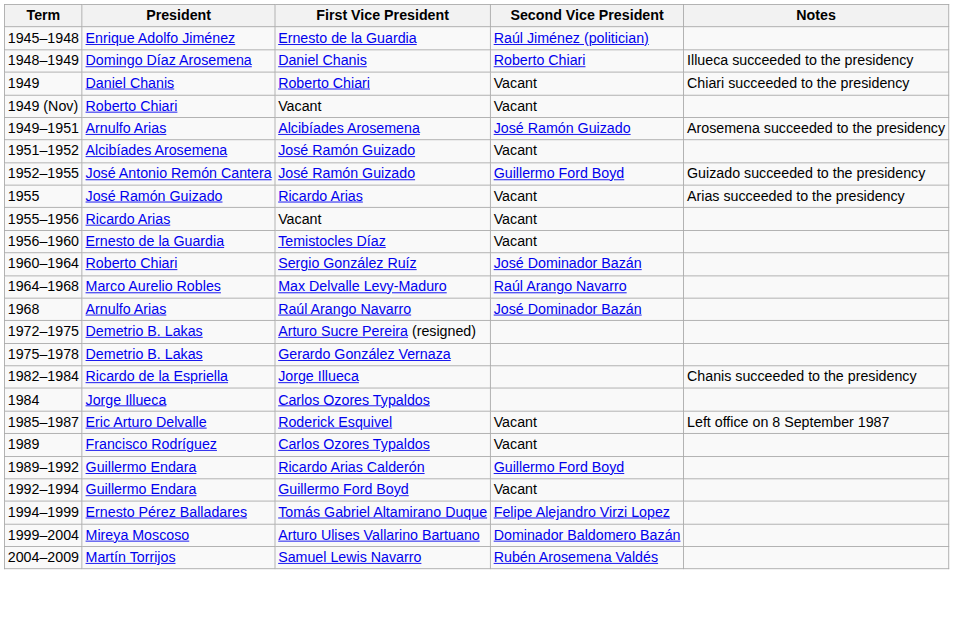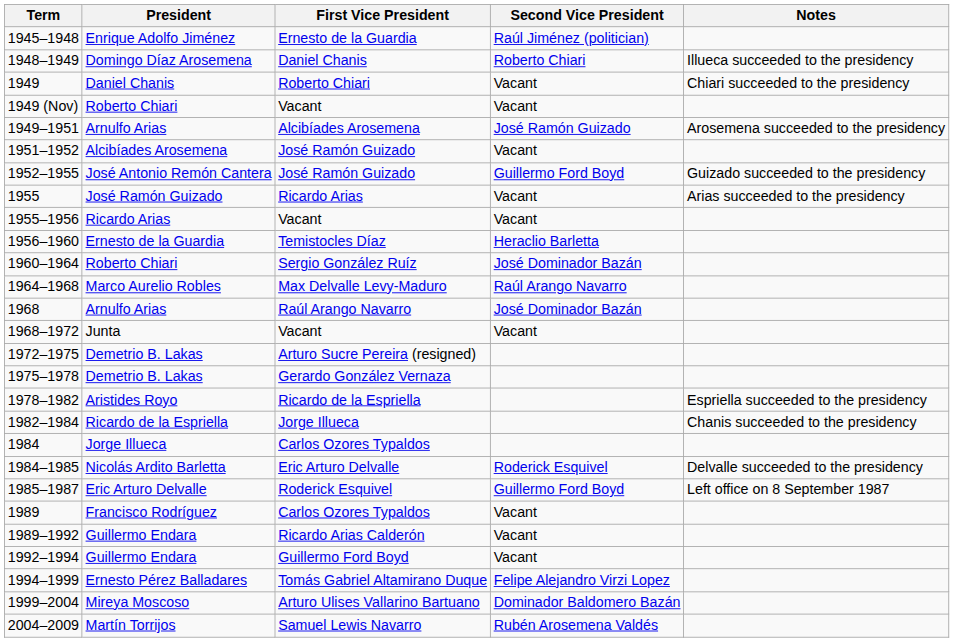(515, 241) Vacant -> (546, 241) Heraclio Barletta
+ row: (43, 331)
+ row: (43, 399)
+ row: (43, 467)
(515, 422) Vacant -> (559, 490) Guillermo Ford Boyd
(559, 467) Guillermo Ford Boyd -> (515, 535) Vacant
